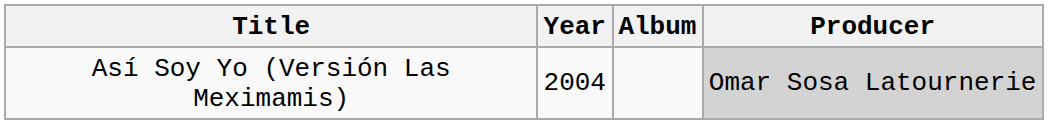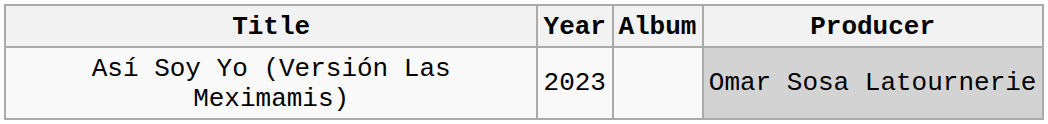(575, 84) 2004 -> (575, 84) 2023
